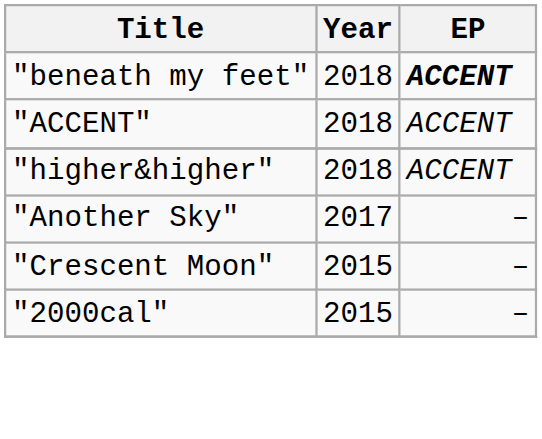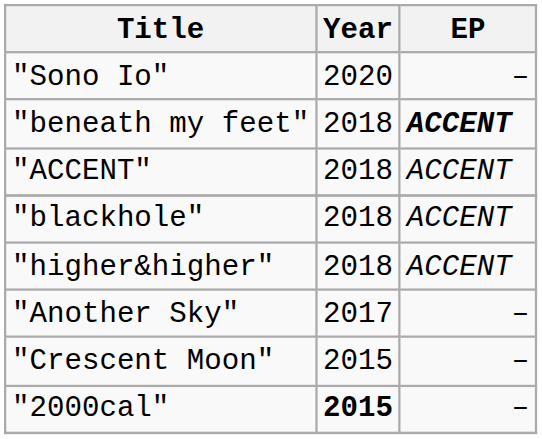+ row: (91, 76)
+ row: (108, 219)
(358, 314) normal -> (358, 409) bold
